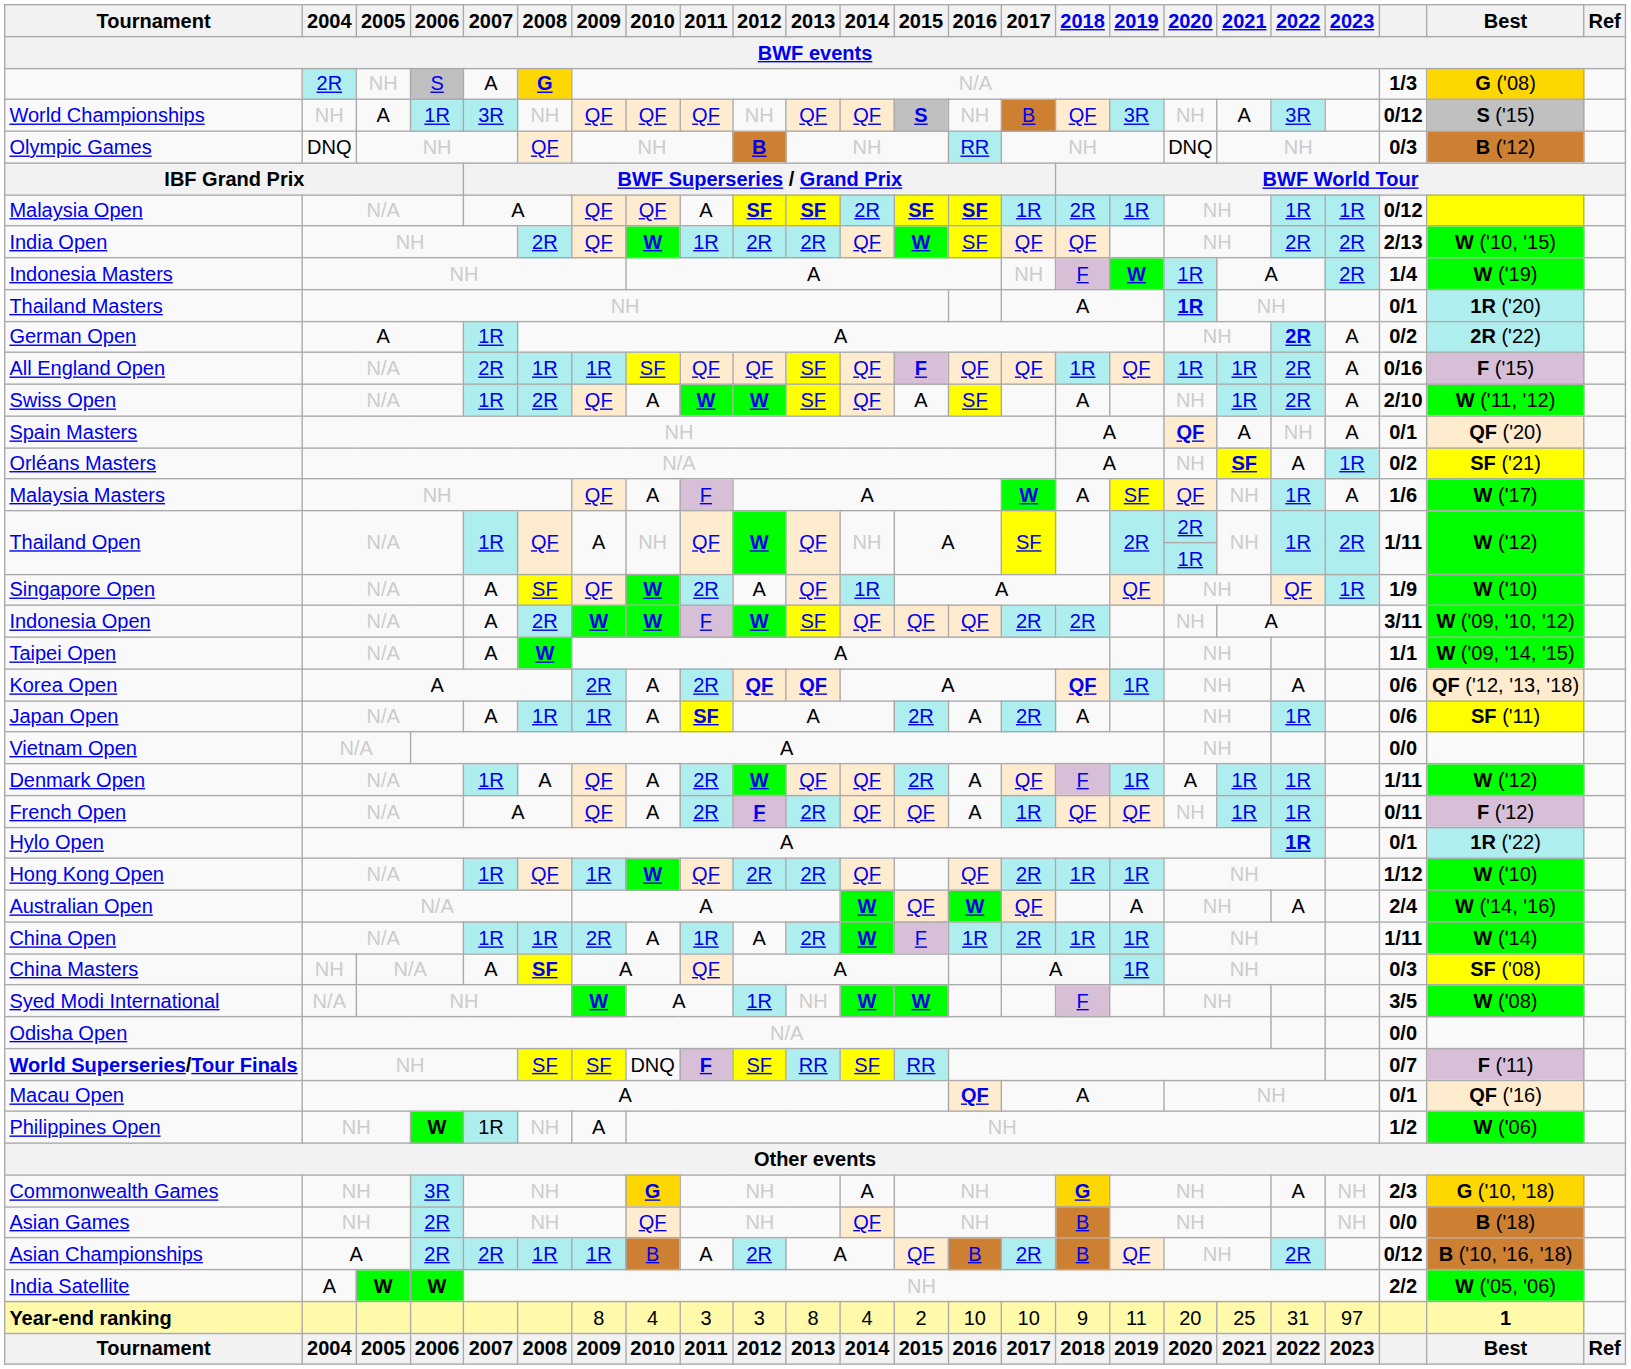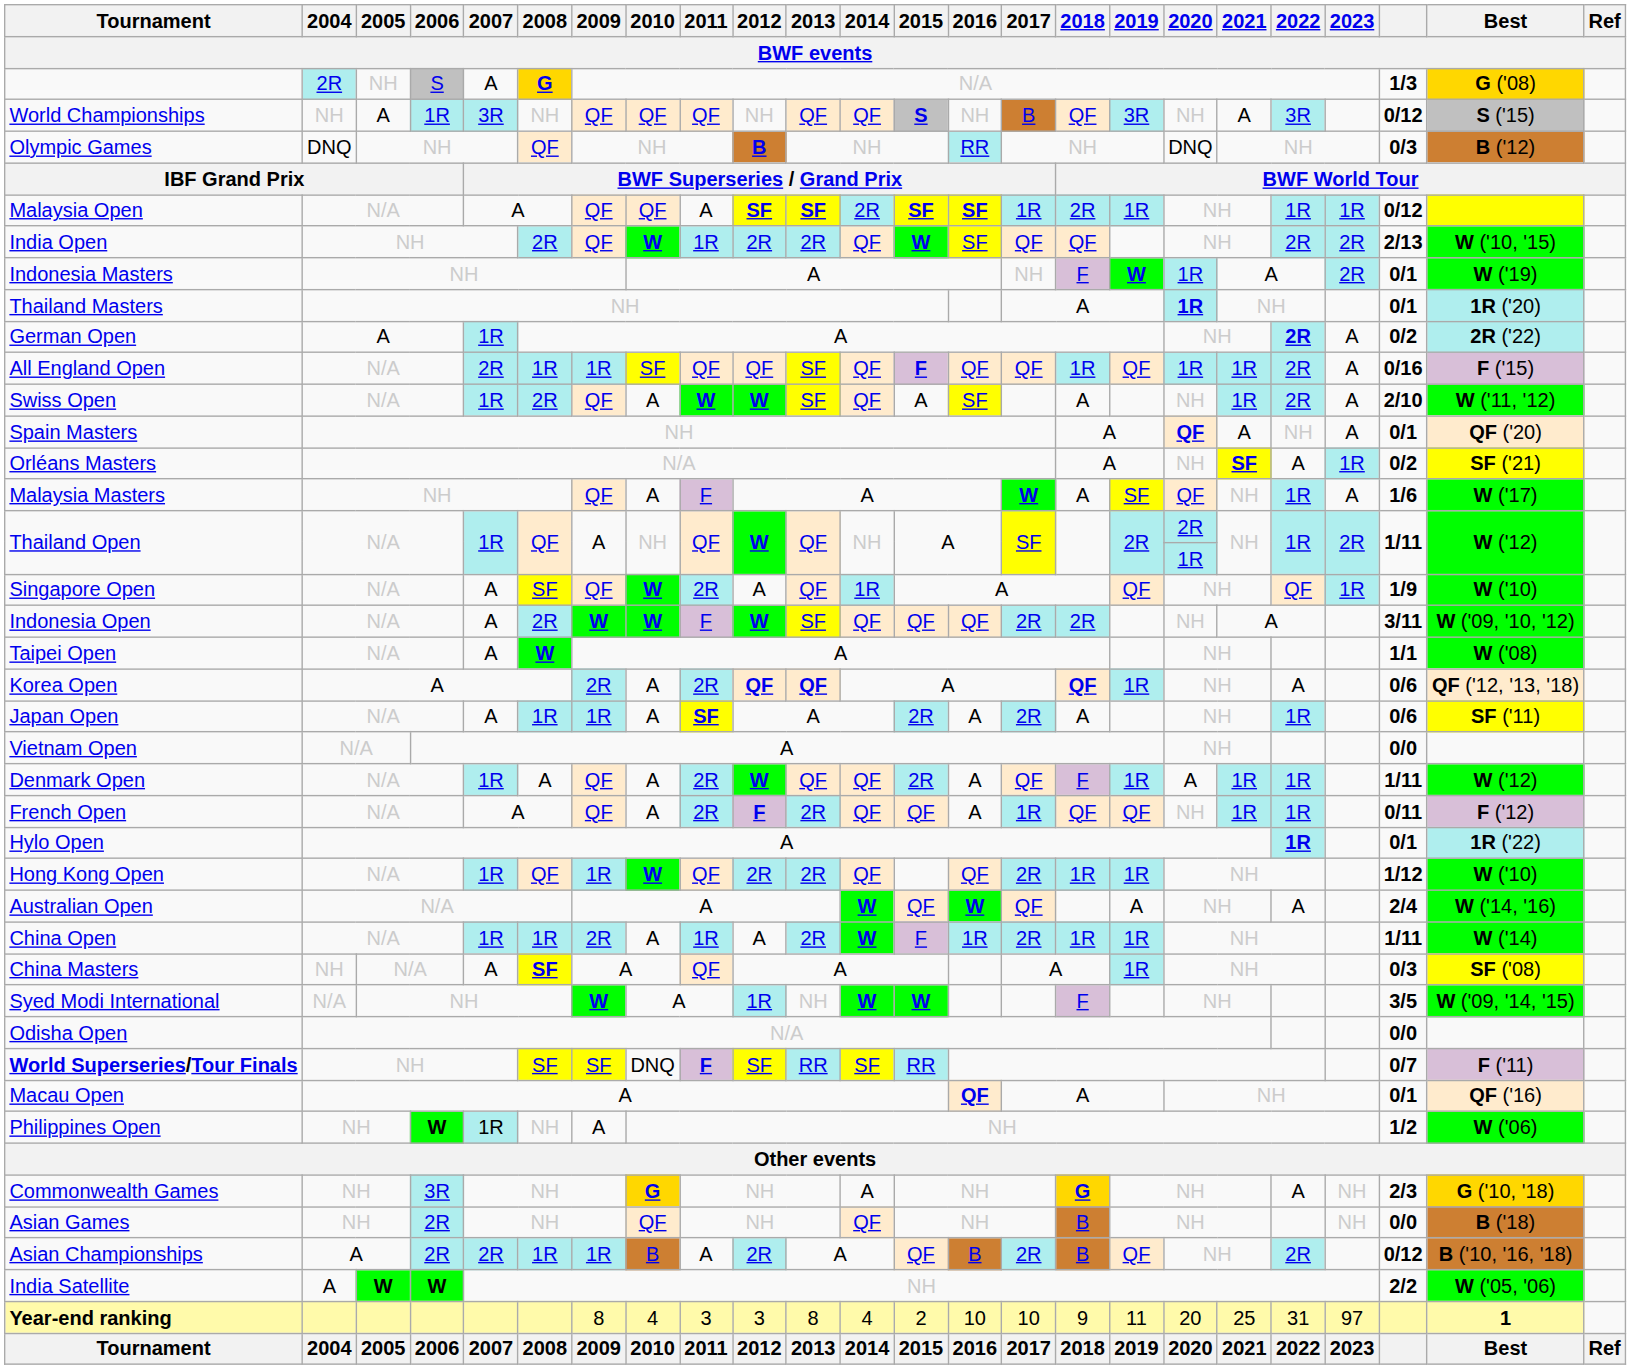(1403, 274) 1/4 -> (1403, 274) 0/1
(1506, 653) W ('09, '14, '15) -> (1506, 653) W ('08)
(1506, 1001) W ('08) -> (1506, 1001) W ('09, '14, '15)
